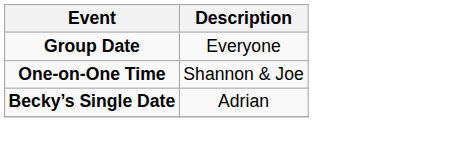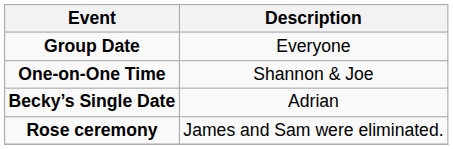+ row: (92, 130)
